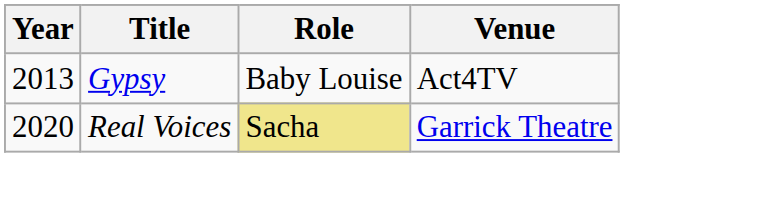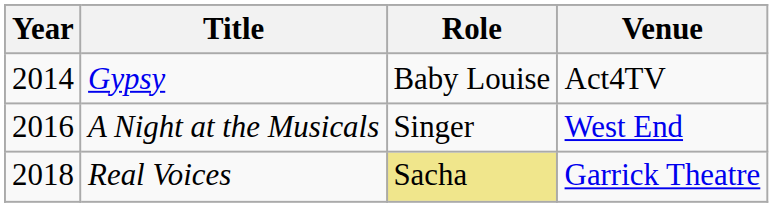(43, 77) 2013 -> (43, 77) 2014
+ row: (234, 126)
(43, 126) 2020 -> (43, 175) 2018
